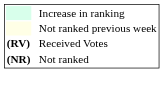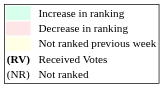+ row: (83, 28)
(19, 59) bold -> (18, 74) normal
